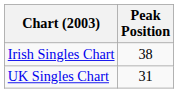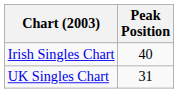(146, 54) 38 -> (146, 54) 40
